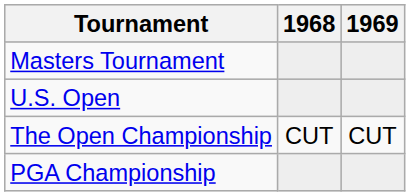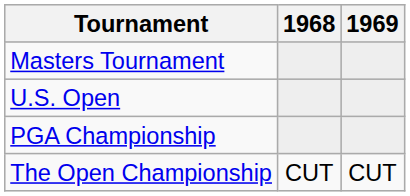rows swapped: (141, 136) <-> (113, 173)
